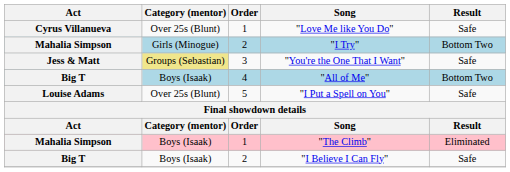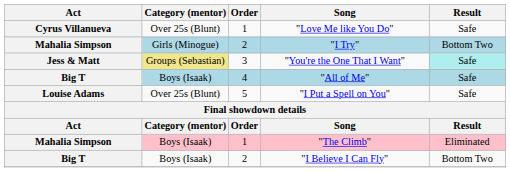(467, 61) no background -> (467, 61) paleturquoise background
(467, 77) Bottom Two -> (467, 77) Safe
(467, 158) Safe -> (467, 158) Bottom Two
